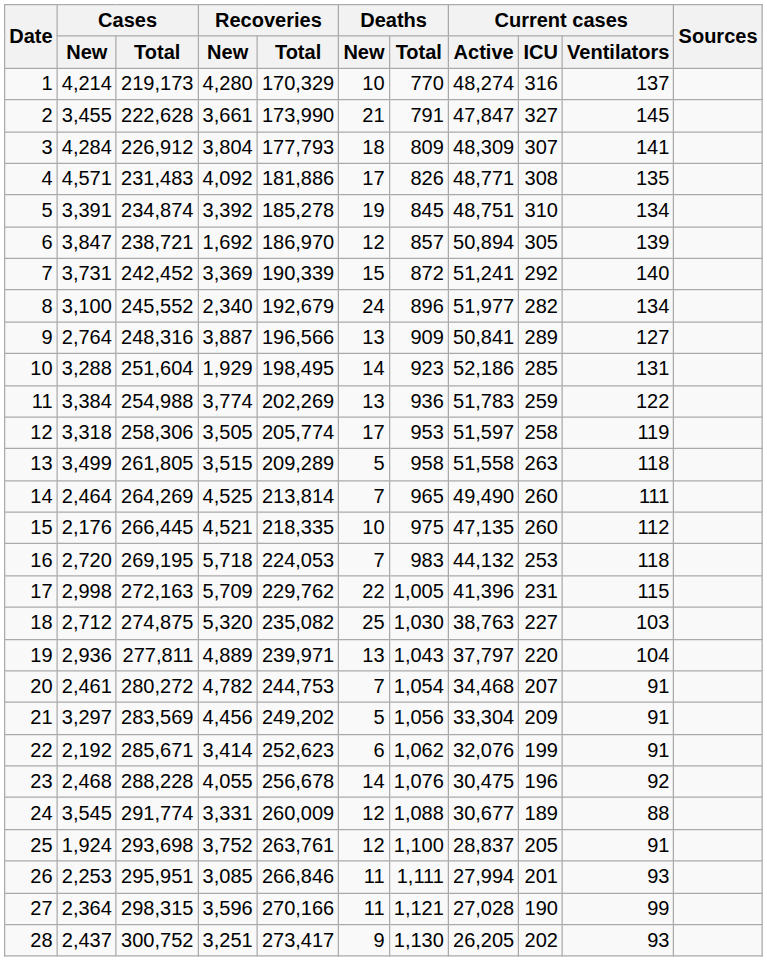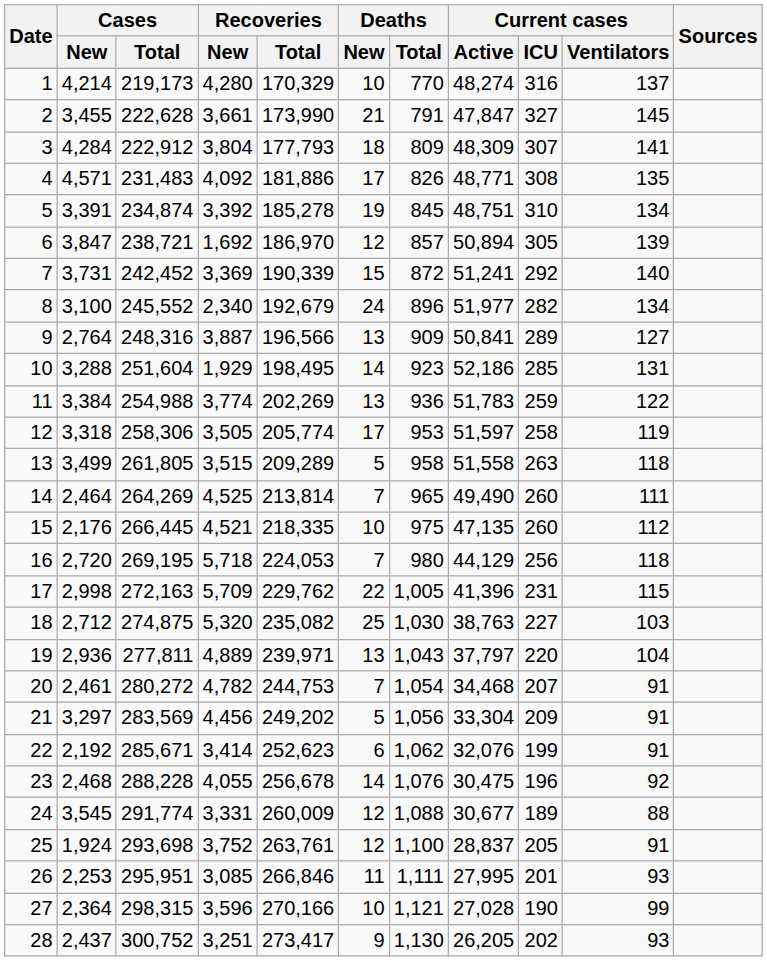(157, 147) 226,912 -> (157, 147) 222,912
(427, 559) 983 -> (427, 559) 980
(484, 559) 44,132 -> (484, 559) 44,129
(541, 559) 253 -> (541, 559) 256
(484, 876) 27,994 -> (484, 876) 27,995
(374, 908) 11 -> (373, 908) 10
